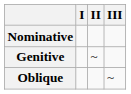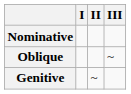rows swapped: (40, 78) <-> (40, 57)
